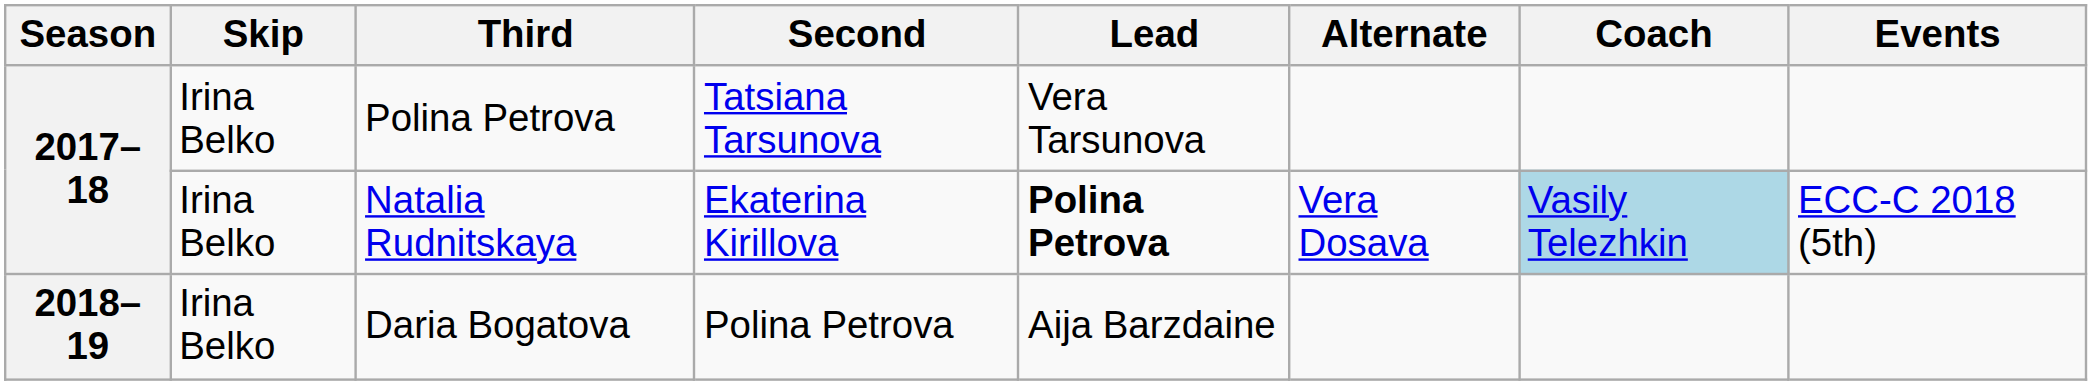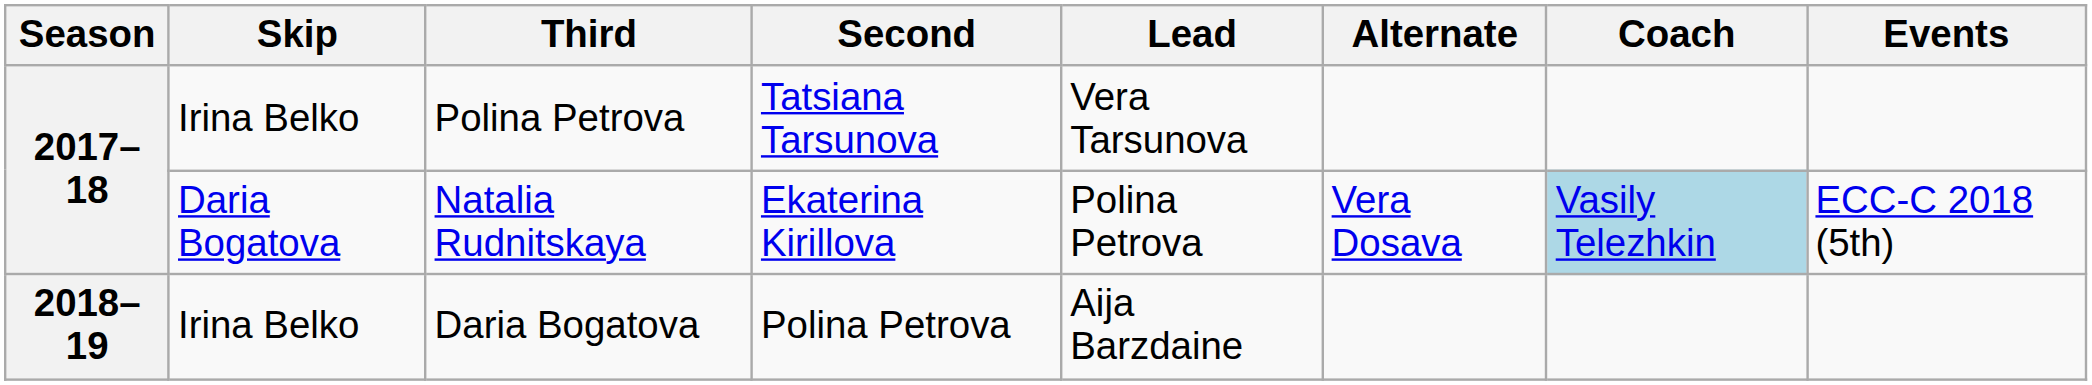(227, 221) Irina Belko -> (259, 221) Daria Bogatova
(1098, 221) bold -> (1136, 221) normal
